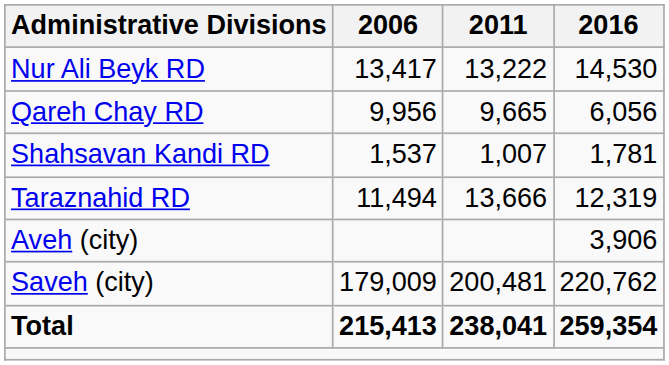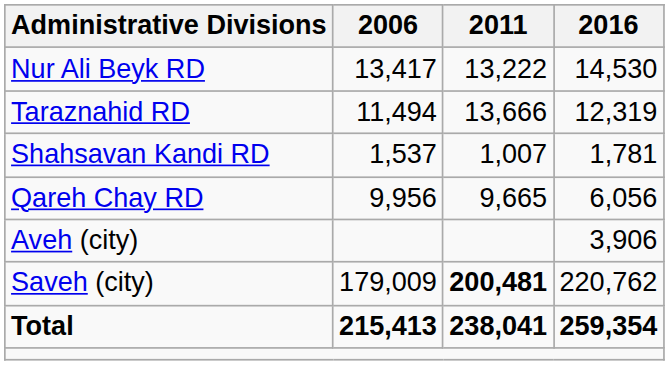rows swapped: (107, 111) <-> (101, 197)
(498, 283) normal -> (498, 283) bold
